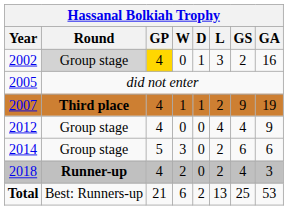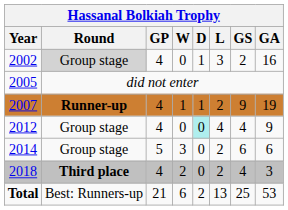(159, 60) gold background -> (159, 60) no background
(94, 104) Third place -> (94, 104) Runner-up
(201, 127) no background -> (201, 127) paleturquoise background
(94, 171) Runner-up -> (94, 171) Third place
